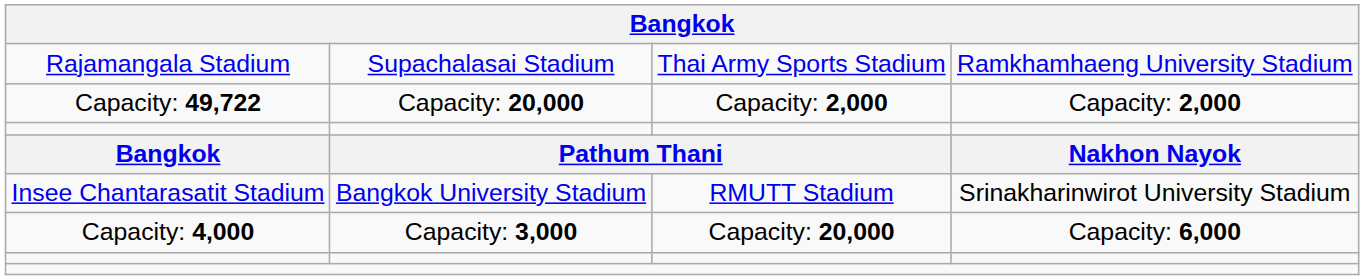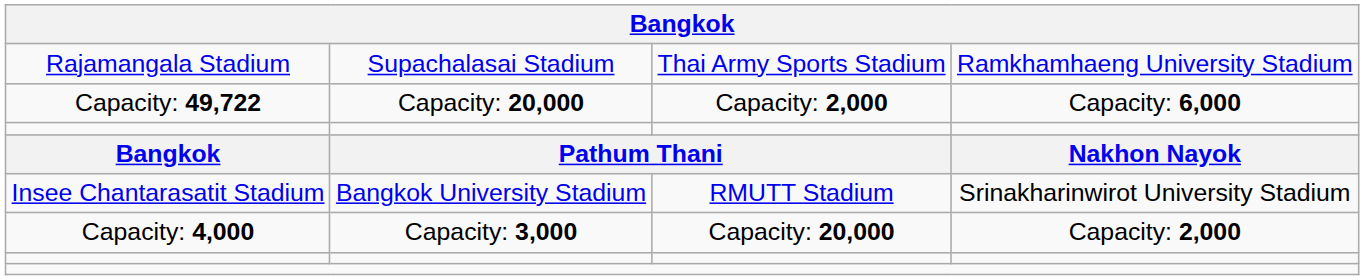(1155, 102) Capacity: 2,000 -> (1155, 102) Capacity: 6,000
(1155, 232) Capacity: 6,000 -> (1155, 232) Capacity: 2,000
